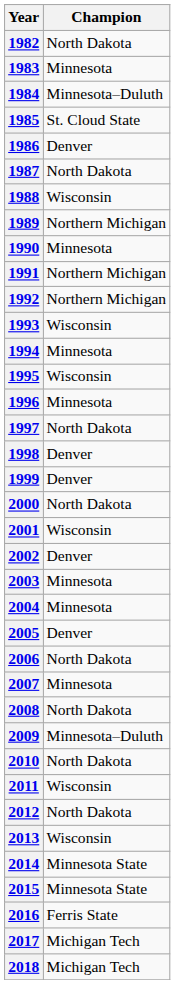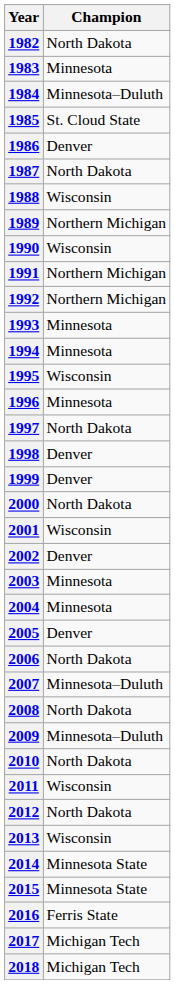(79, 248) Minnesota -> (79, 248) Wisconsin
(79, 325) Wisconsin -> (79, 325) Minnesota
(79, 684) Minnesota -> (105, 684) Minnesota–Duluth
